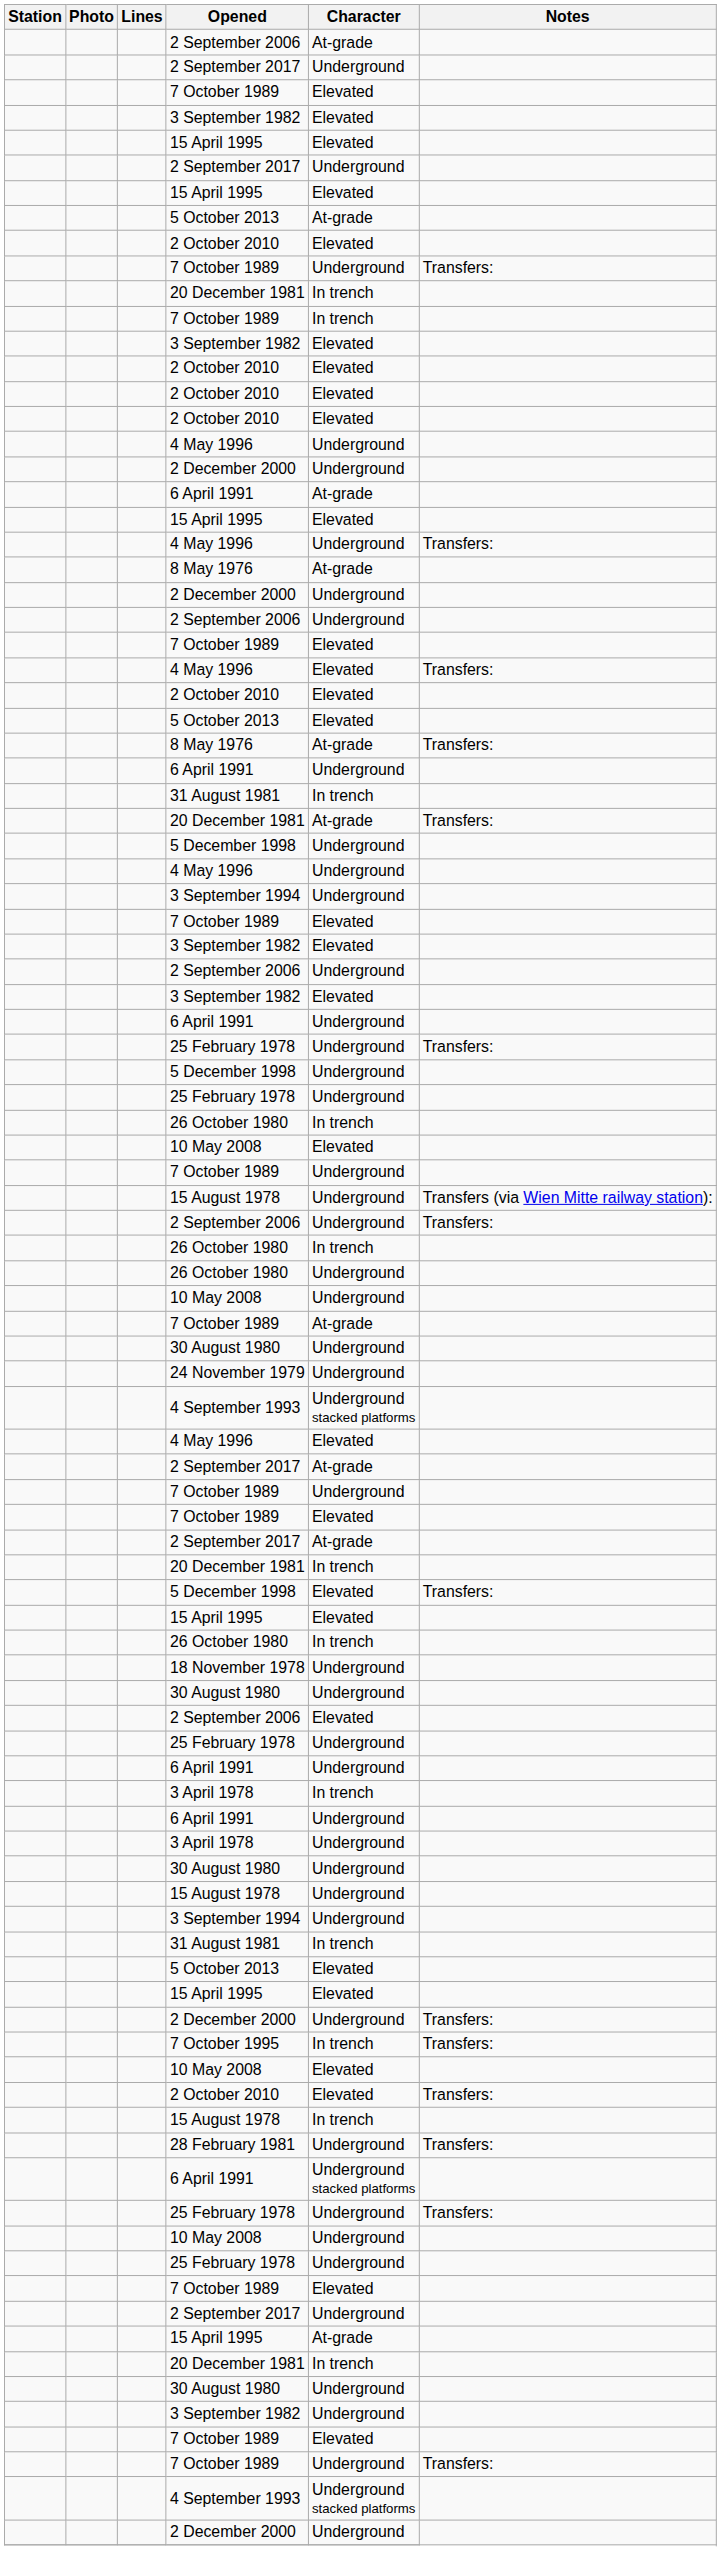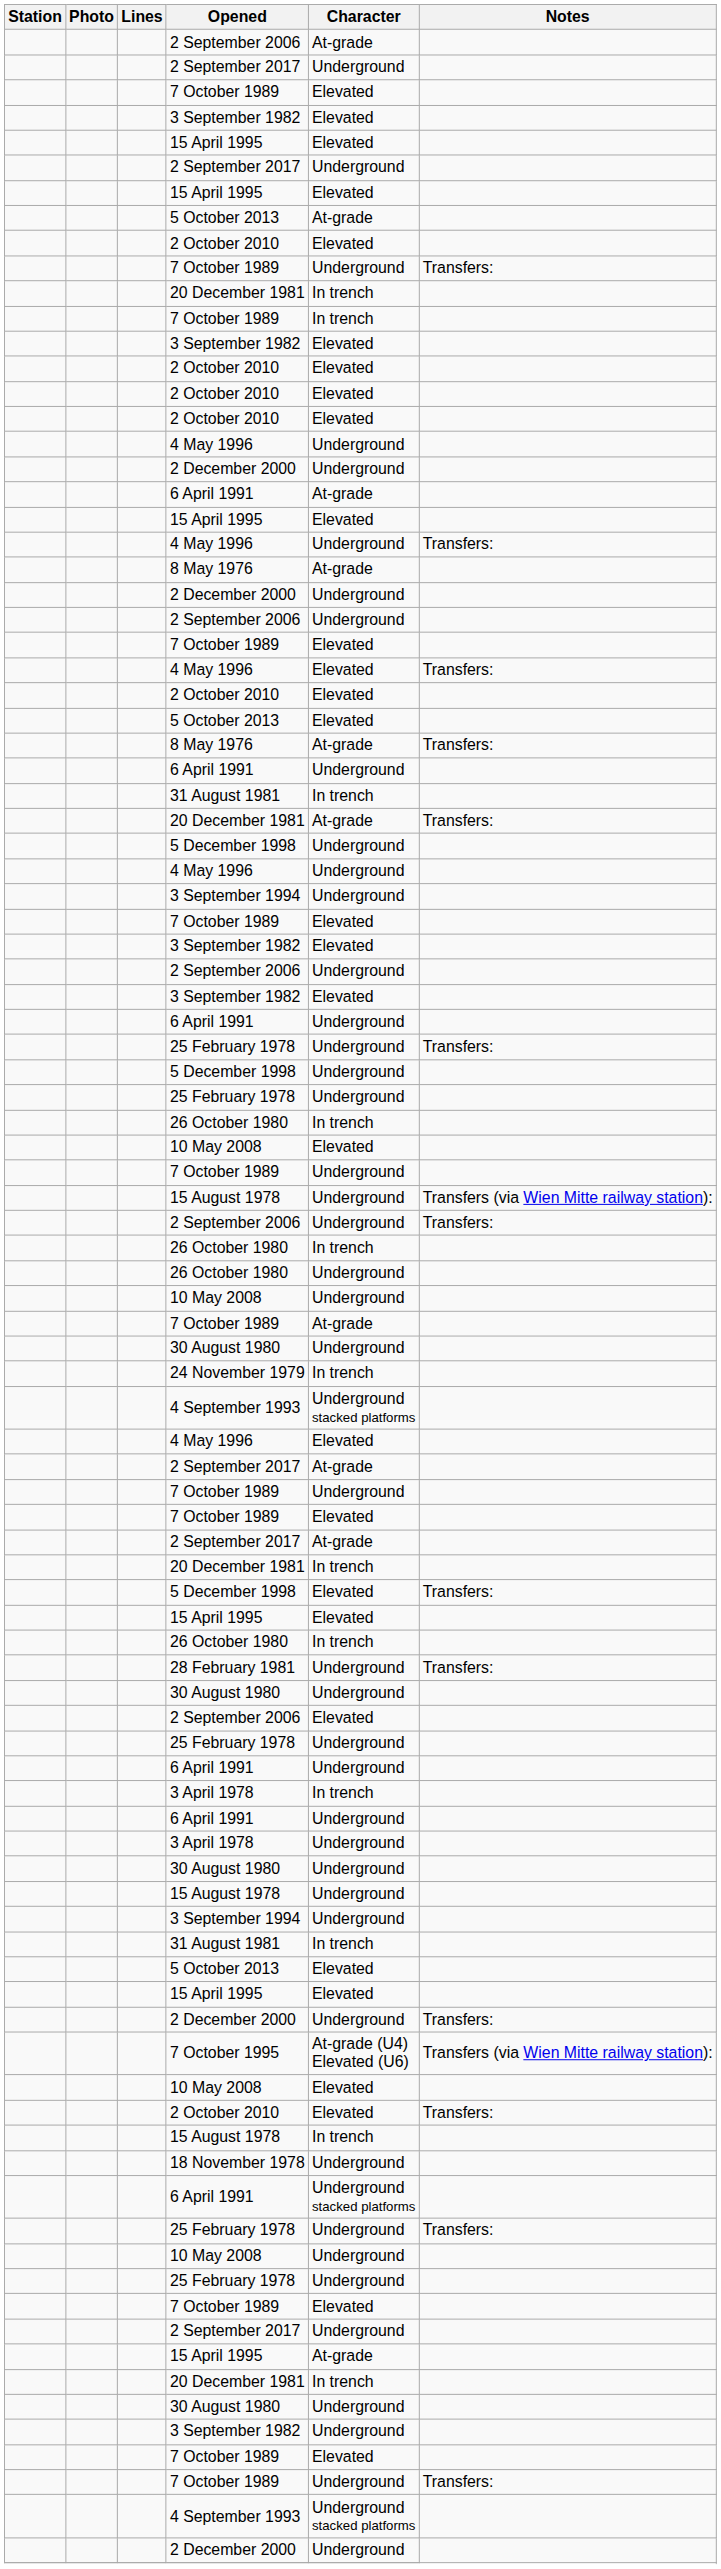(358, 1373) Underground -> (343, 1373) In trench
rows swapped: (35, 2145) <-> (35, 1668)
(343, 2044) In trench -> (360, 2053) At-grade (U4) Elevated (U6)
(458, 2044) Transfers: -> (568, 2053) Transfers (via Wien Mitte railway station):
